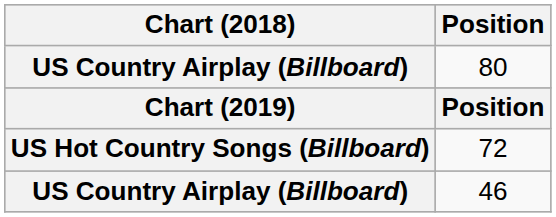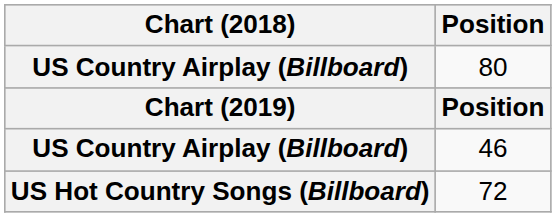rows swapped: (493, 190) <-> (493, 149)
